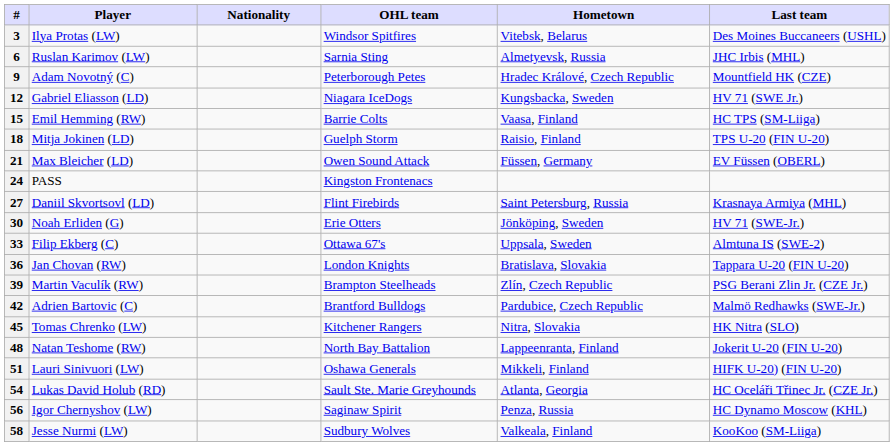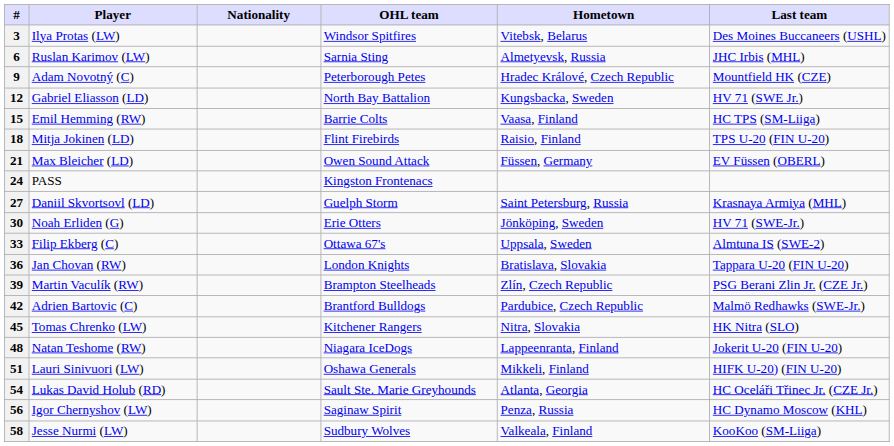(368, 98) Niagara IceDogs -> (377, 98) North Bay Battalion
(361, 139) Guelph Storm -> (361, 139) Flint Firebirds
(361, 202) Flint Firebirds -> (361, 202) Guelph Storm
(377, 347) North Bay Battalion -> (368, 347) Niagara IceDogs
